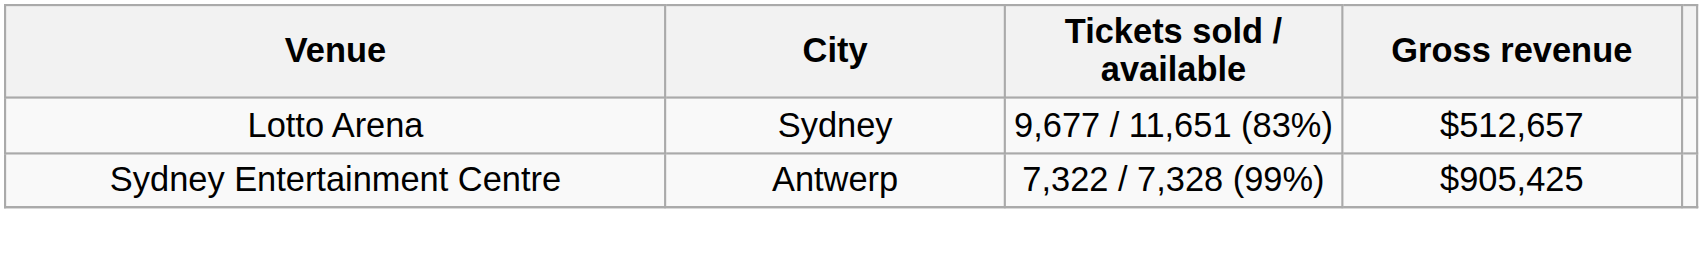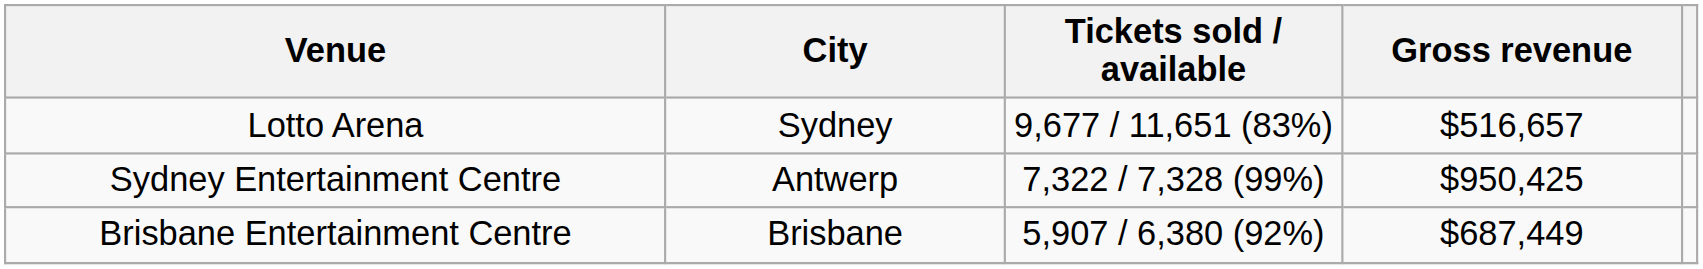(1512, 125) $512,657 -> (1512, 125) $516,657
(1512, 179) $905,425 -> (1512, 179) $950,425
+ row: (335, 234)
